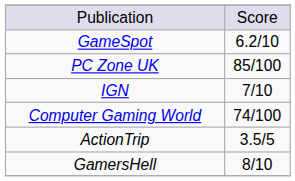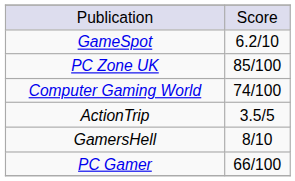- row: (115, 90)
+ row: (115, 164)
